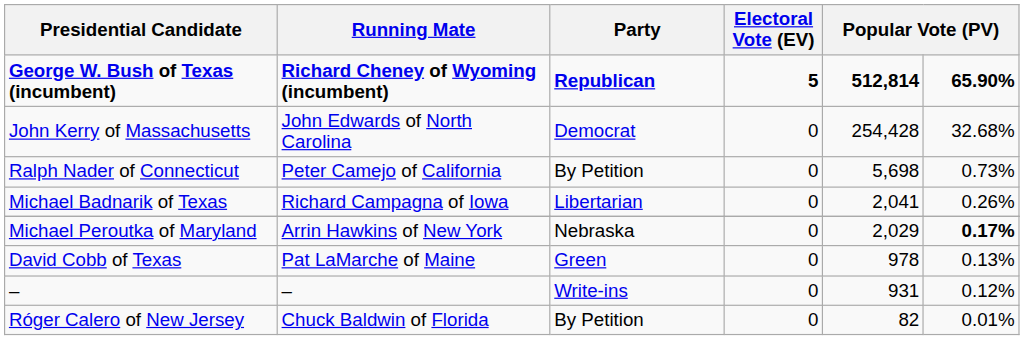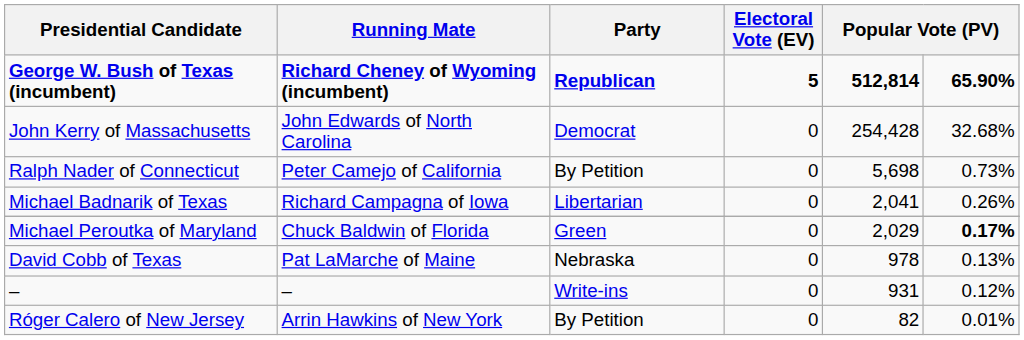(392, 230) Arrin Hawkins of New York -> (385, 230) Chuck Baldwin of Florida
(594, 230) Nebraska -> (580, 230) Green
(580, 260) Green -> (594, 260) Nebraska
(385, 320) Chuck Baldwin of Florida -> (392, 320) Arrin Hawkins of New York
